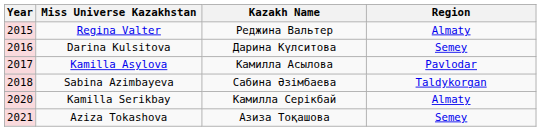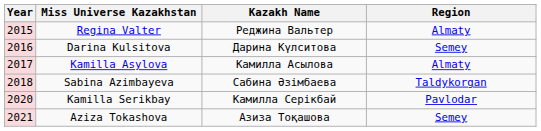(451, 65) Pavlodar -> (451, 65) Almaty
(451, 100) Almaty -> (451, 100) Pavlodar
